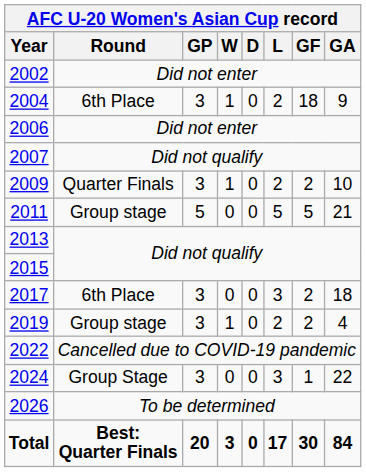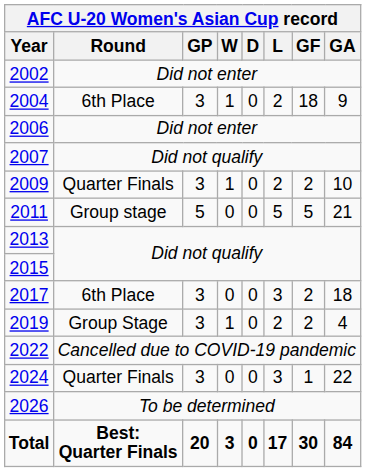(118, 322) Group stage -> (118, 322) Group Stage
(118, 378) Group Stage -> (118, 378) Quarter Finals
